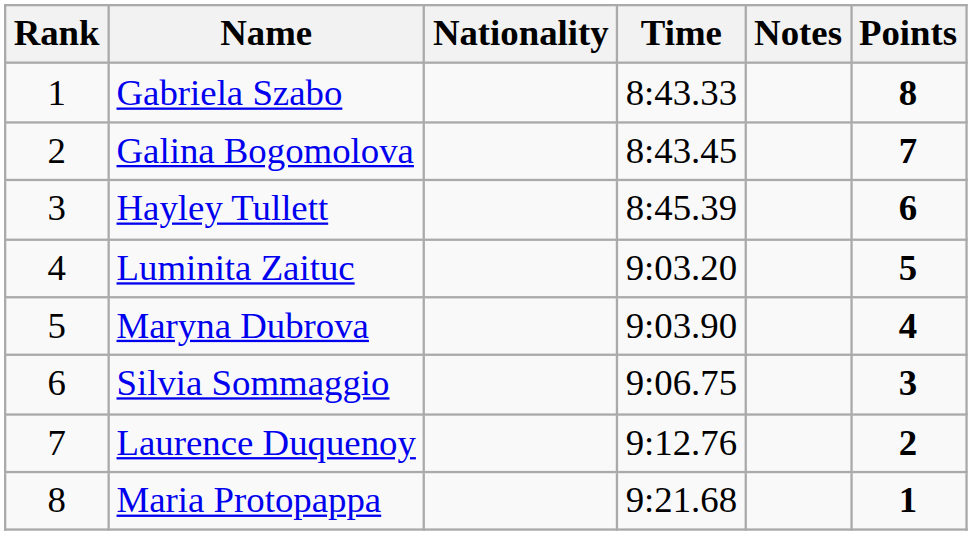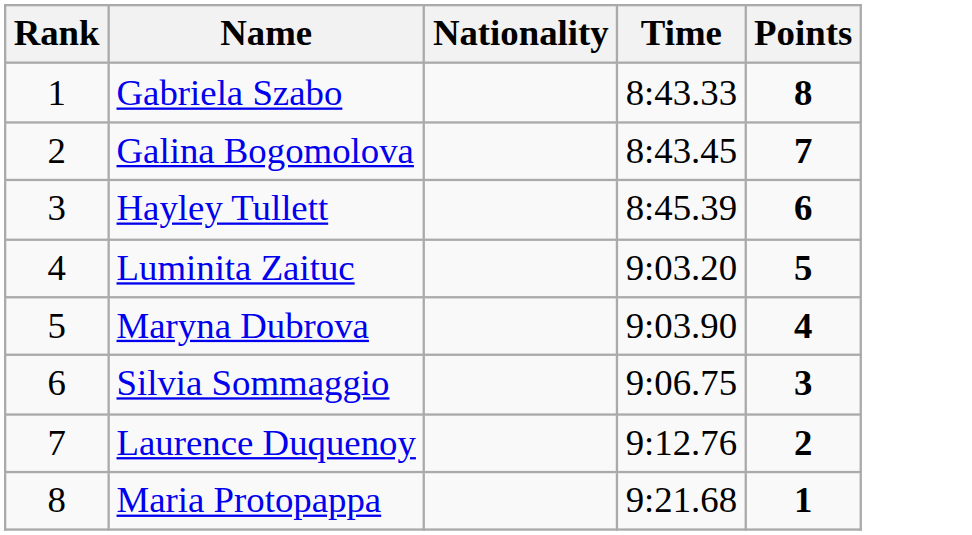- column: (798, 33)
